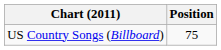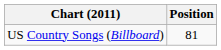(192, 34) 75 -> (192, 34) 81
